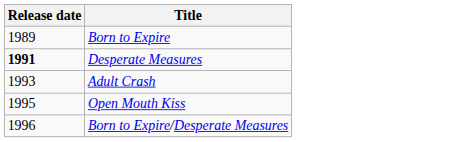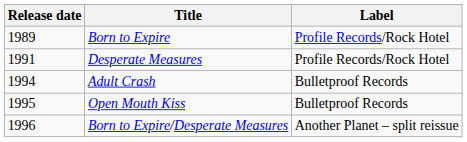+ column: (377, 15)
(22, 59) bold -> (22, 59) normal
(22, 81) 1993 -> (22, 81) 1994
